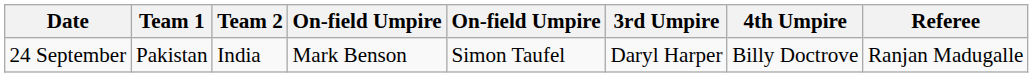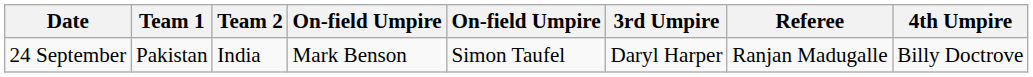columns swapped: (795, 21) <-> (946, 21)
